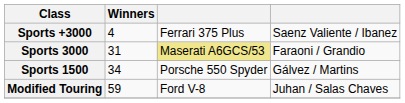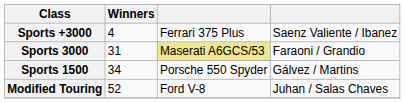(114, 89) 59 -> (114, 89) 52
